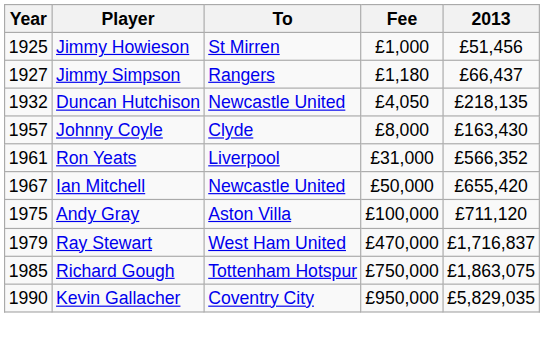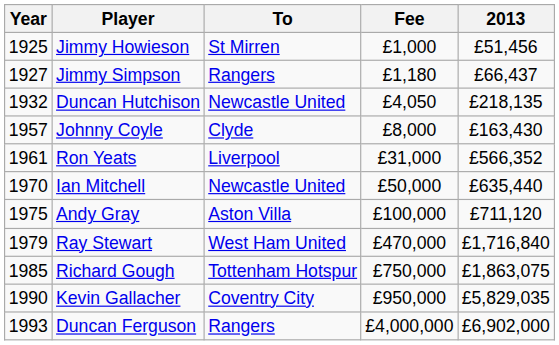(28, 186) 1967 -> (28, 186) 1970
(491, 186) £655,420 -> (506, 186) £635,440
(491, 242) £1,716,837 -> (506, 242) £1,716,840
+ row: (126, 326)
